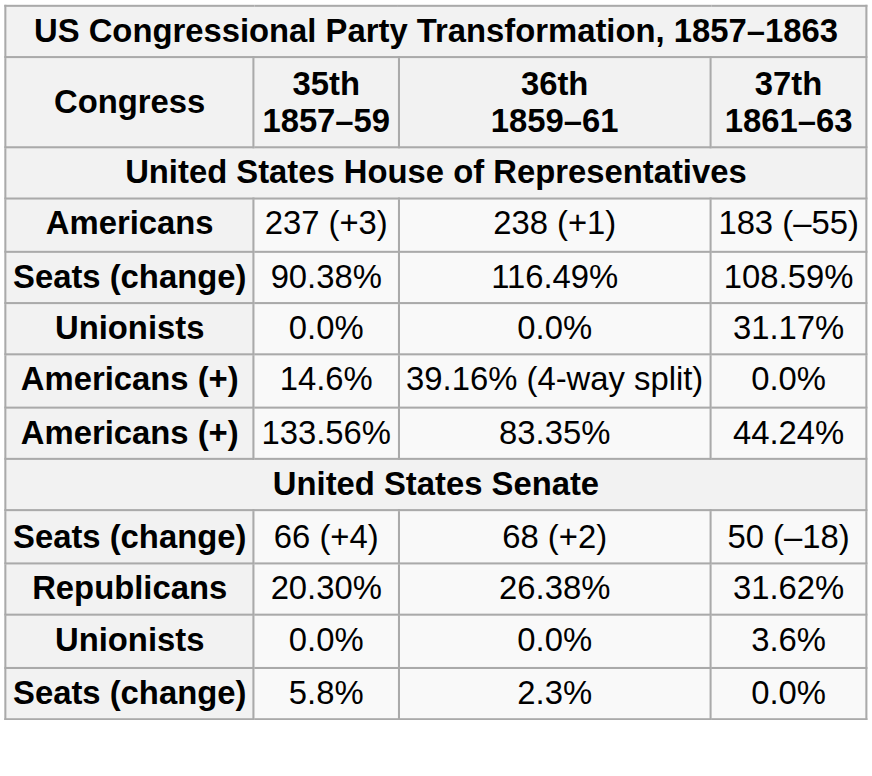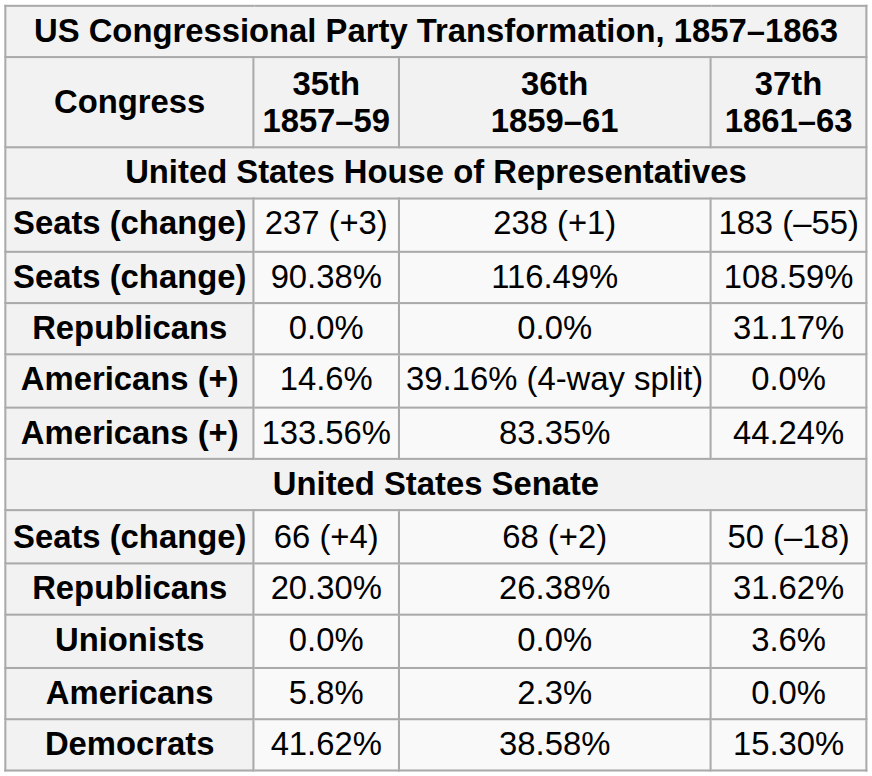(130, 224) Americans -> (130, 224) Seats (change)
(130, 328) Unionists -> (130, 328) Republicans
(130, 692) Seats (change) -> (130, 692) Americans
+ row: (326, 744)
